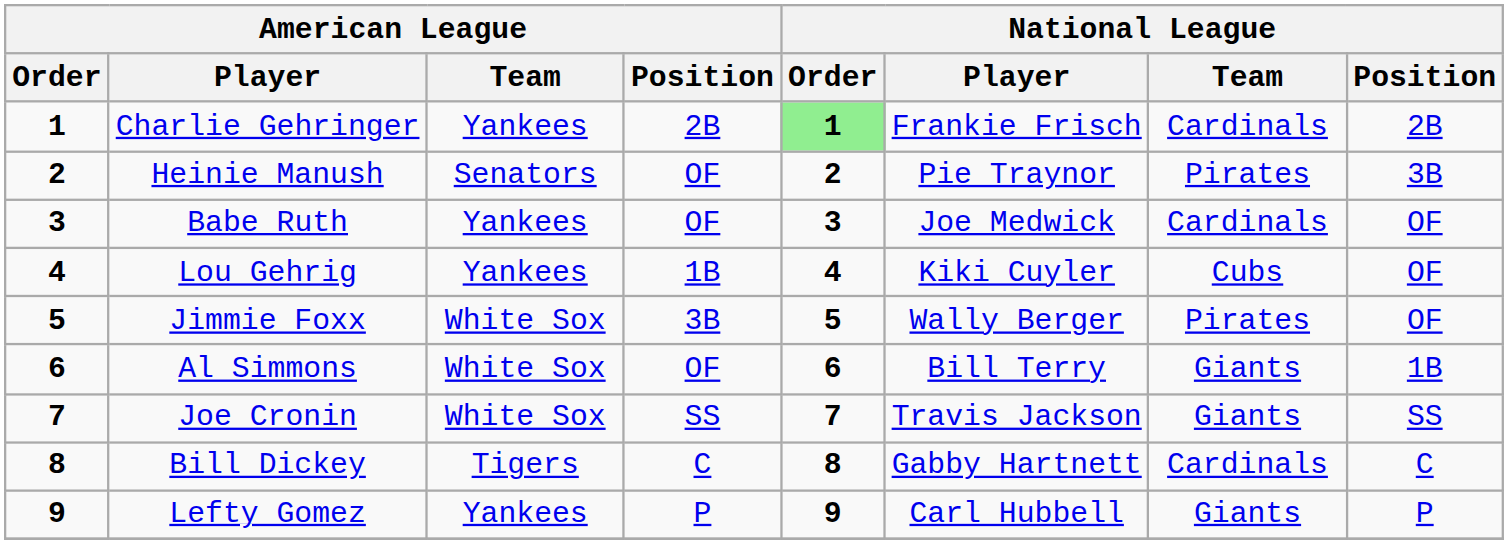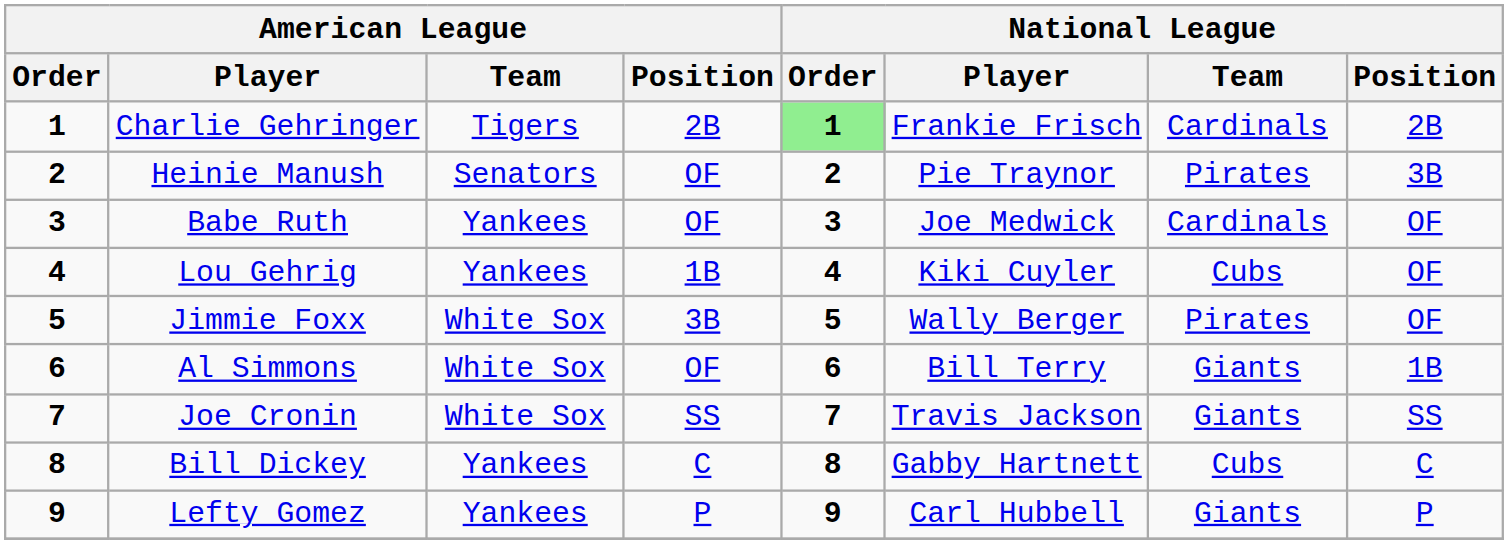(525, 126) Yankees -> (525, 126) Tigers
(525, 466) Tigers -> (525, 466) Yankees
(1248, 466) Cardinals -> (1248, 466) Cubs
